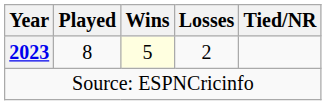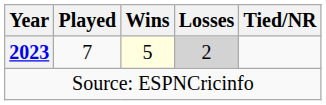(87, 52) 8 -> (87, 52) 7
(207, 52) no background -> (207, 52) lightgrey background
